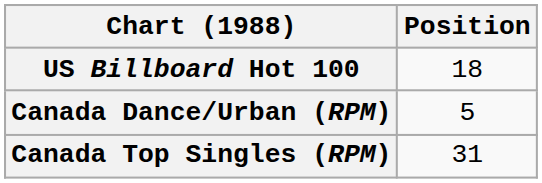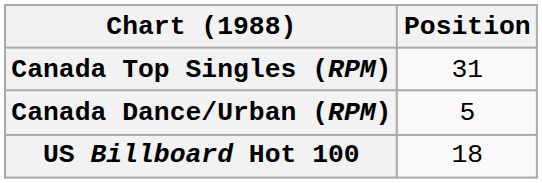rows swapped: (201, 156) <-> (201, 70)
